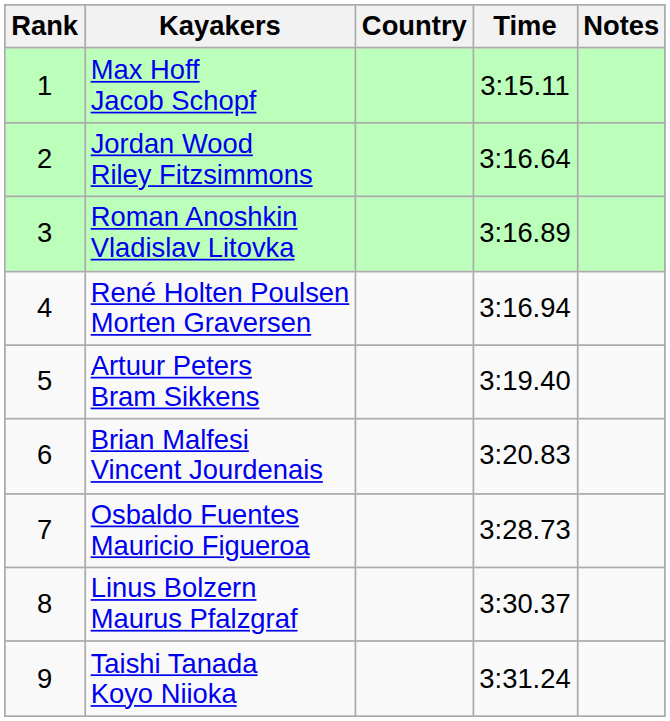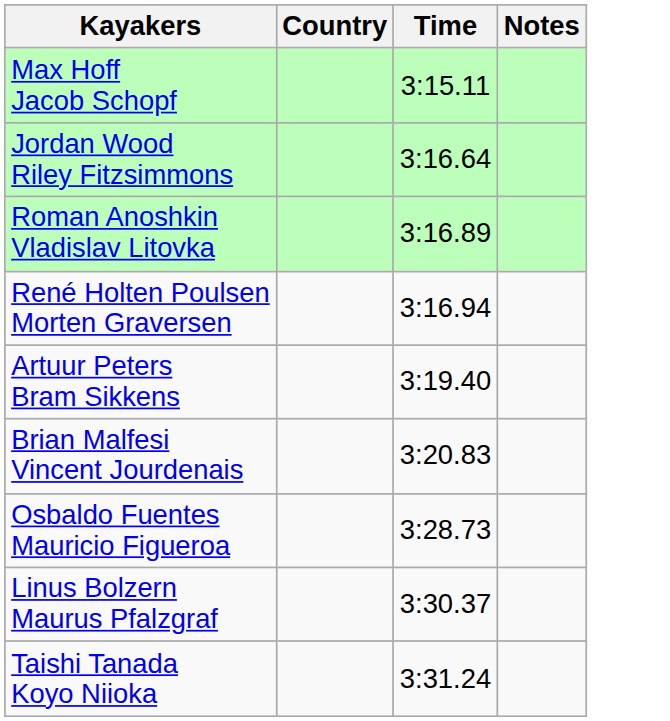- column: (45, 26)
